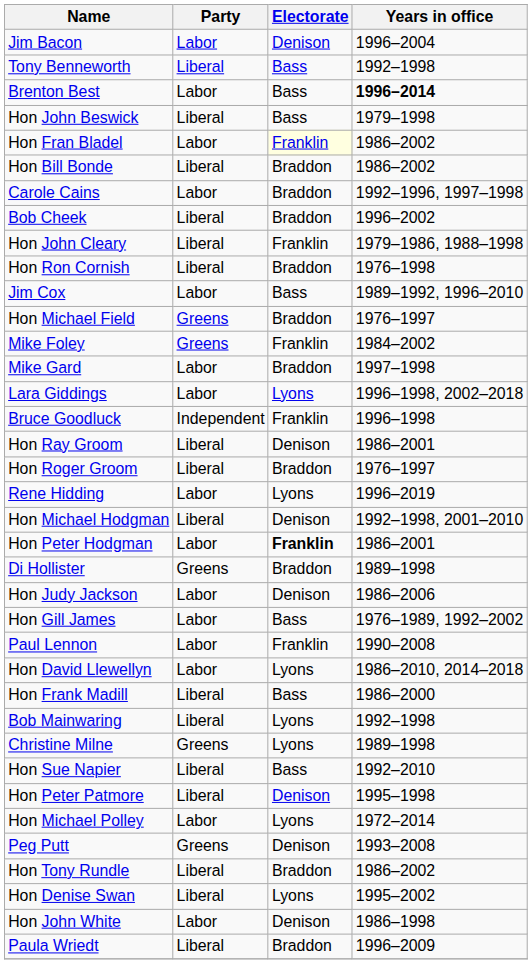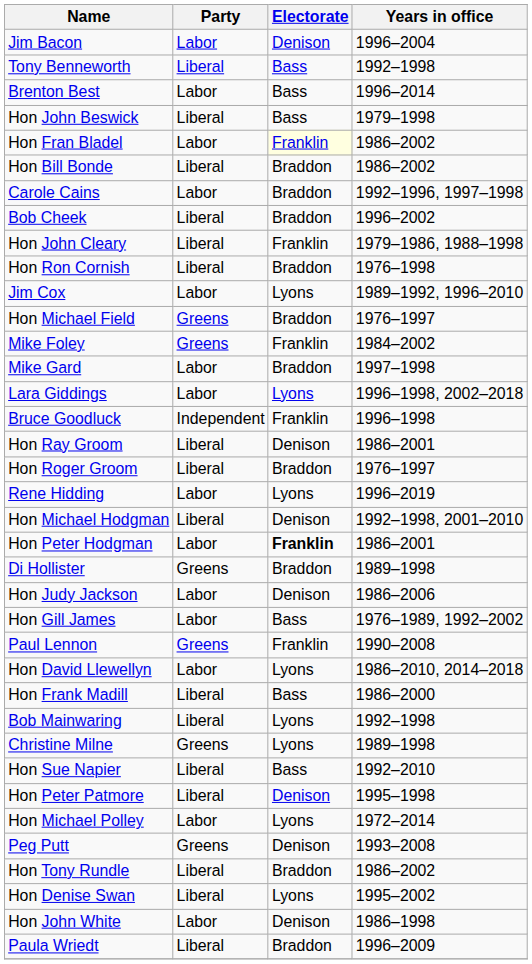(396, 92) bold -> (396, 92) normal
(290, 293) Bass -> (293, 293) Lyons
(197, 645) Labor -> (203, 645) Greens
